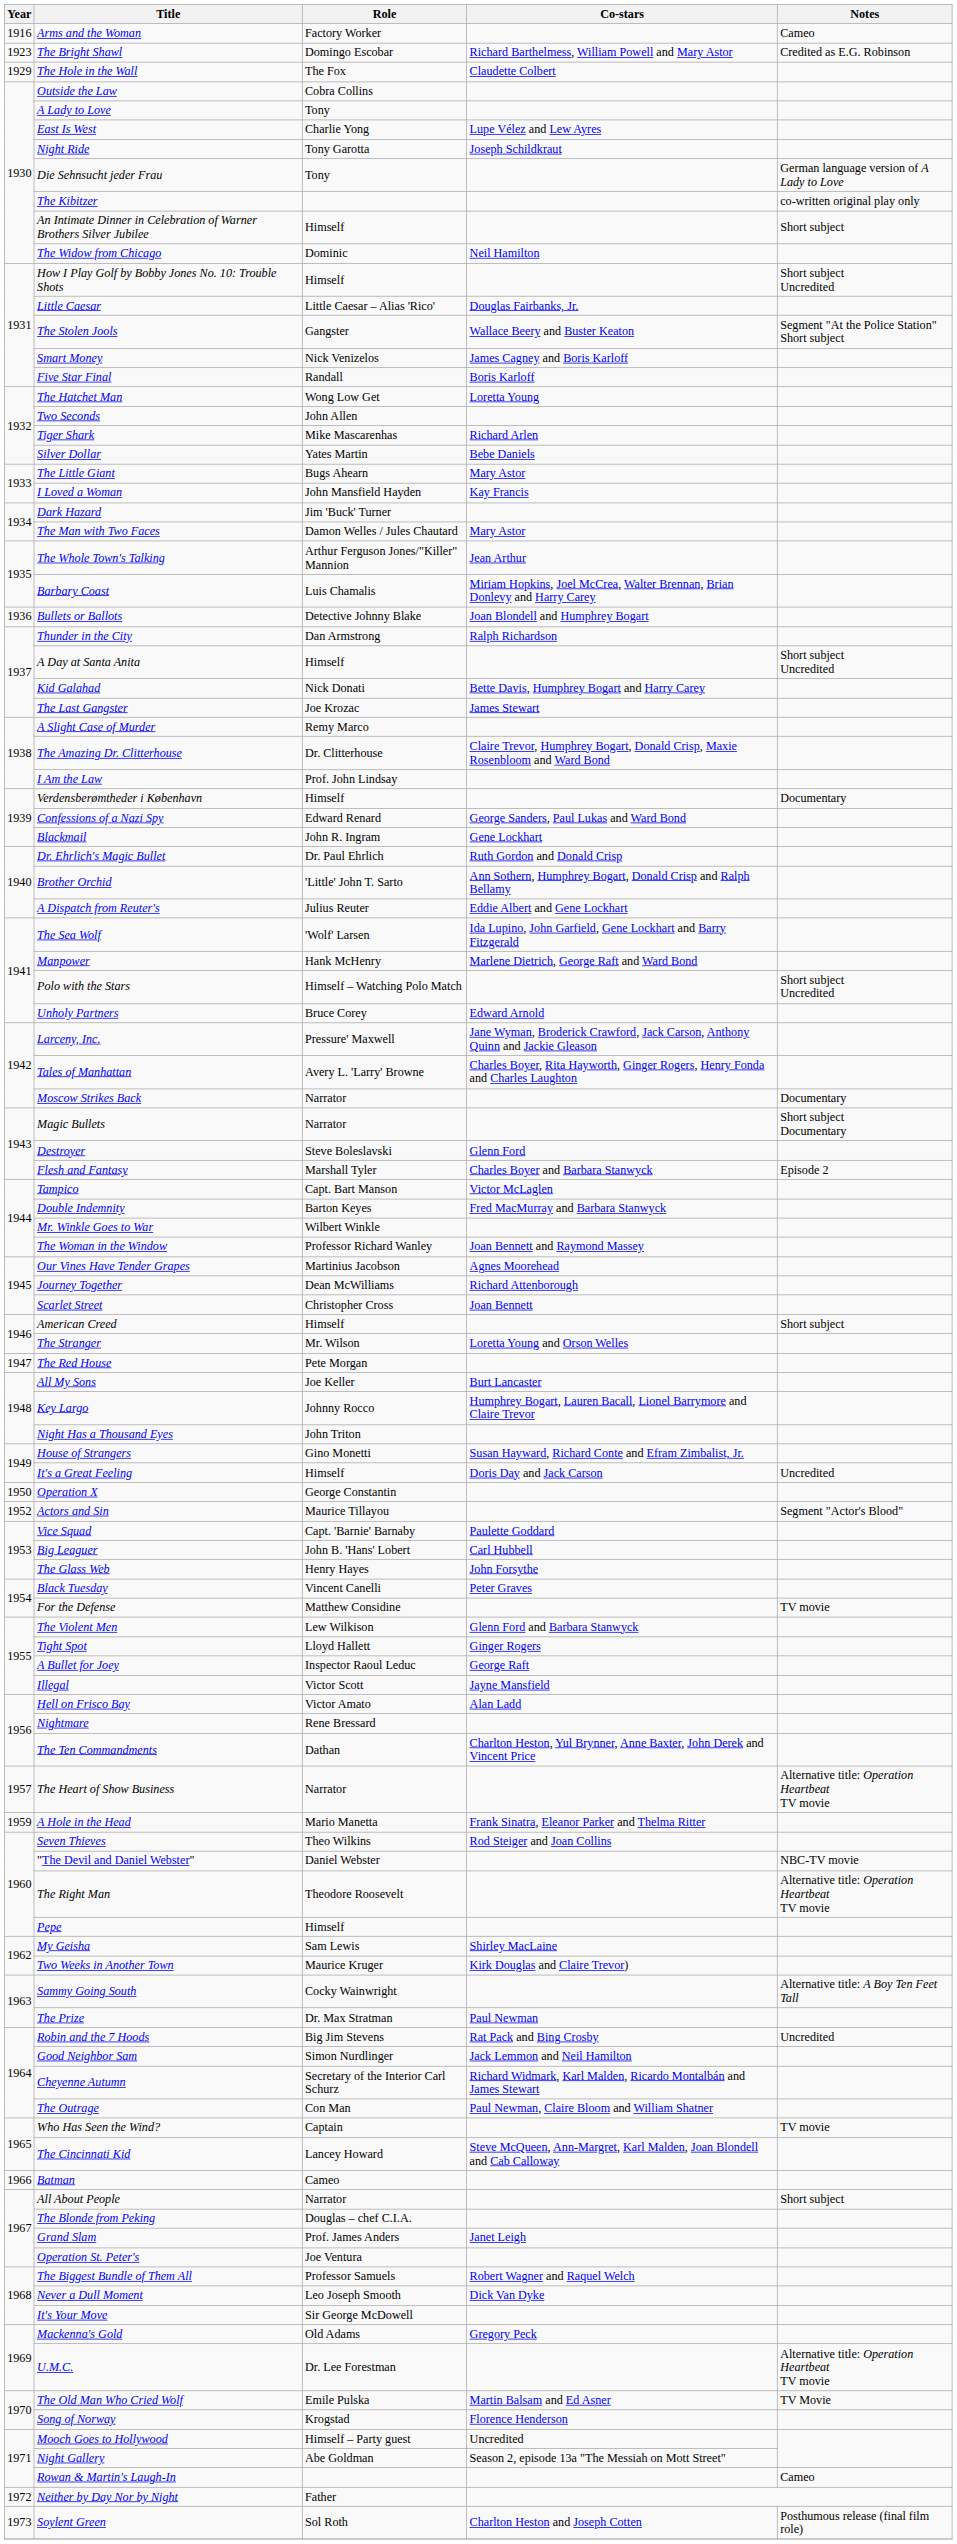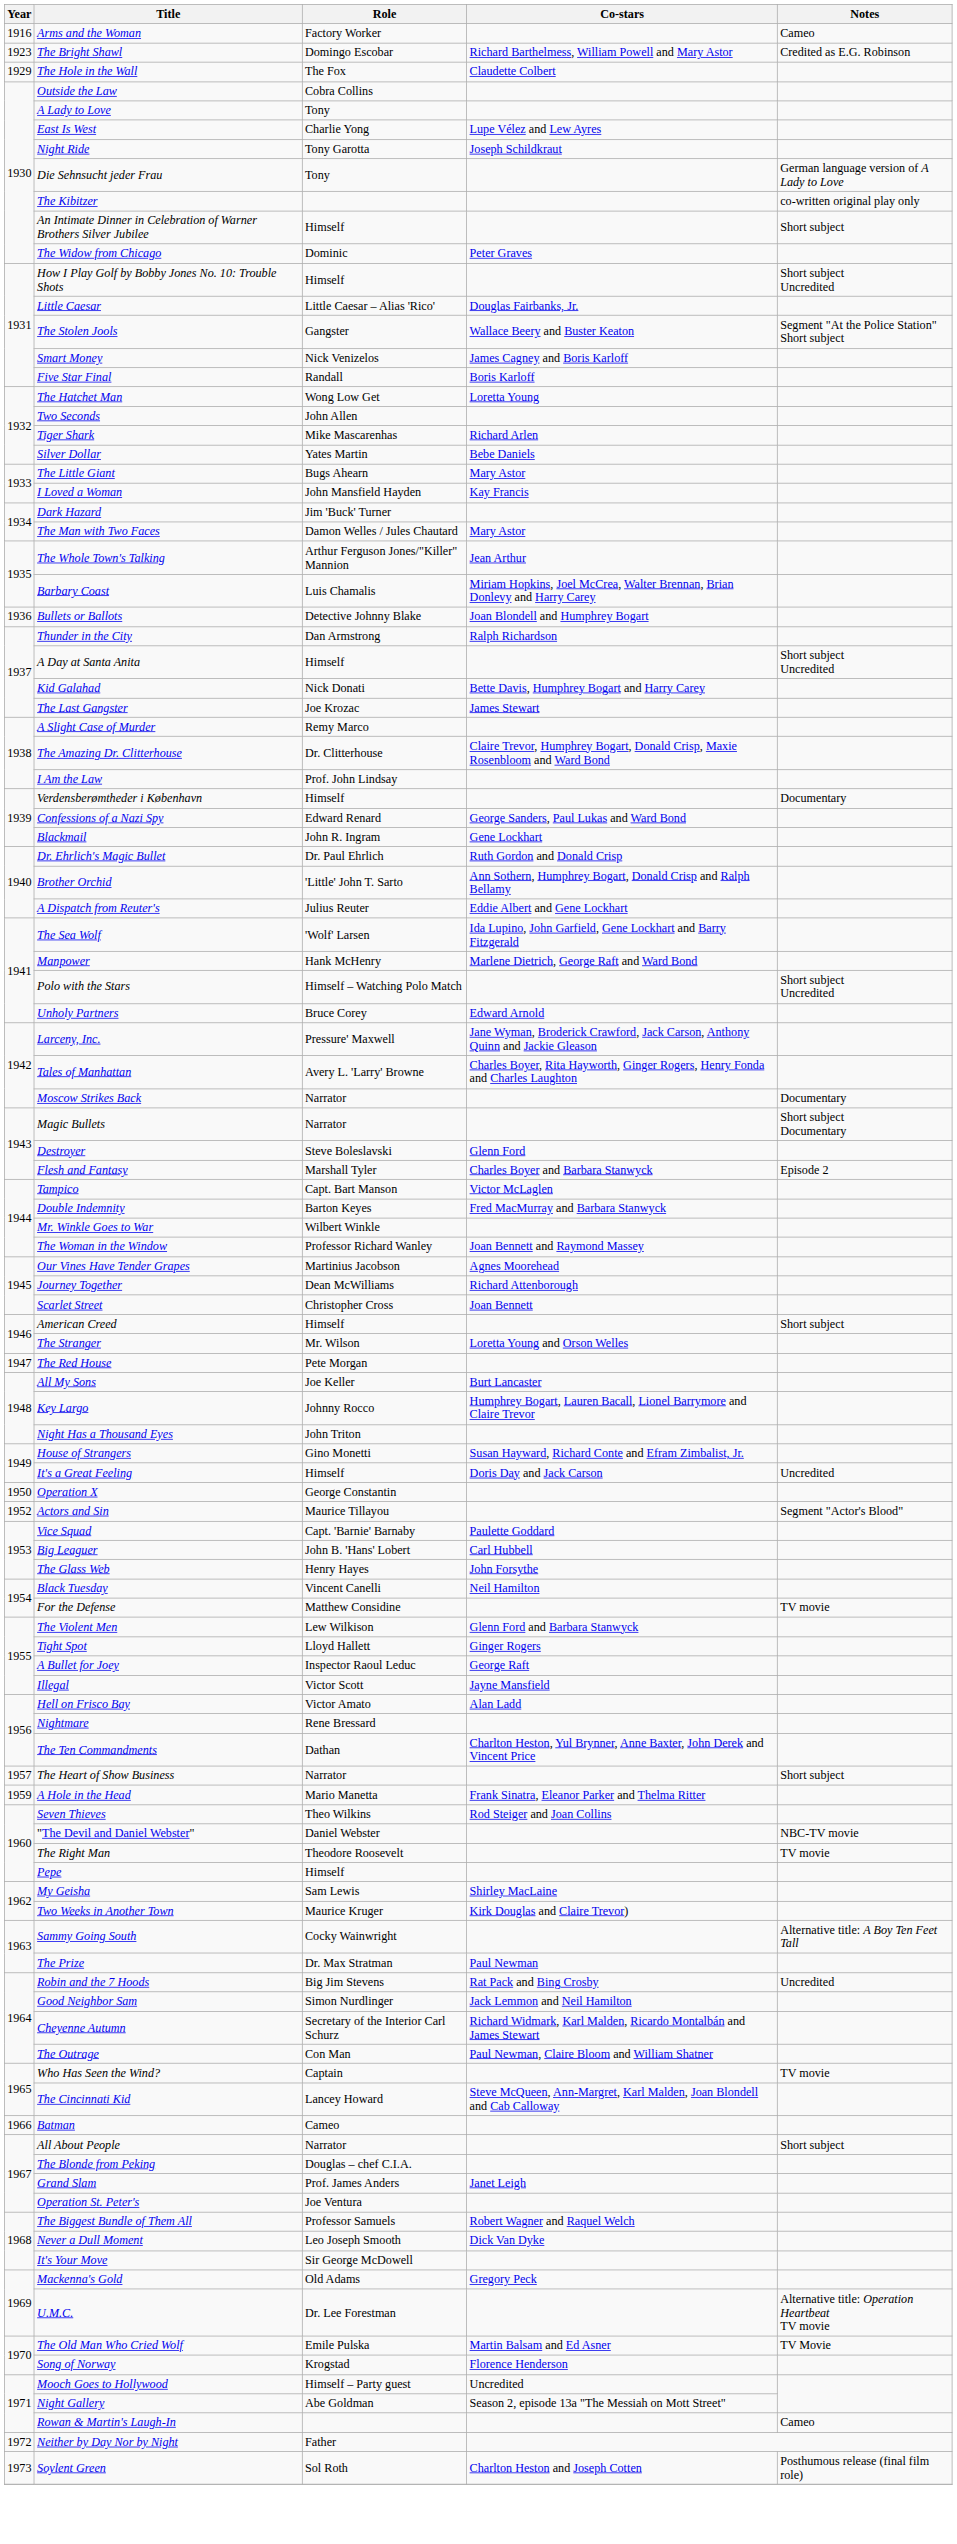(505, 253) Neil Hamilton -> (501, 253) Peter Graves
(501, 1588) Peter Graves -> (505, 1588) Neil Hamilton
(847, 1789) Alternative title: Operation Heartbeat TV movie -> (812, 1775) Short subject
(847, 1894) Alternative title: Operation Heartbeat TV movie -> (805, 1852) TV movie
